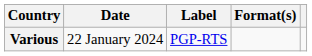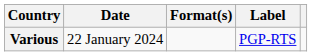columns swapped: (265, 16) <-> (199, 16)
